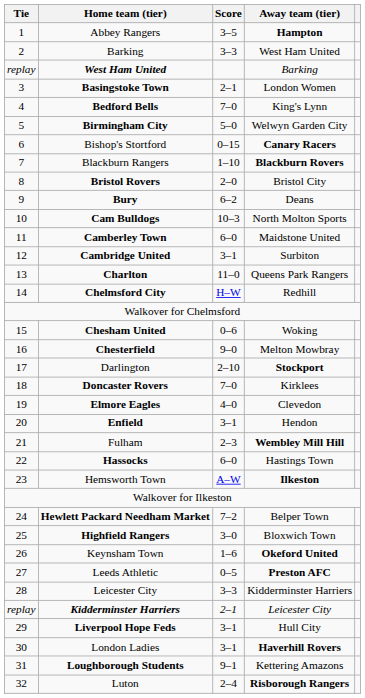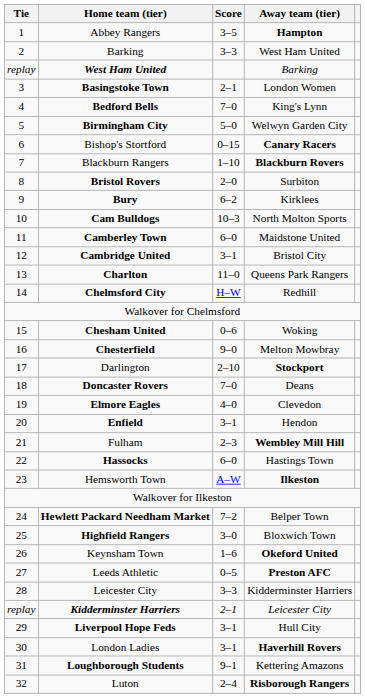(300, 181) Bristol City -> (300, 181) Surbiton
(300, 199) Deans -> (300, 199) Kirklees
(300, 255) Surbiton -> (300, 255) Bristol City
(300, 385) Kirklees -> (300, 385) Deans
